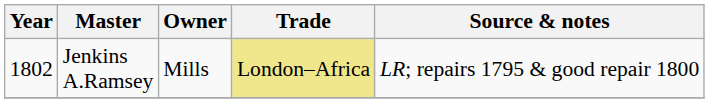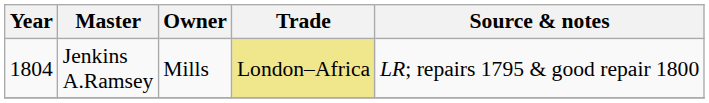(31, 68) 1802 -> (31, 68) 1804
